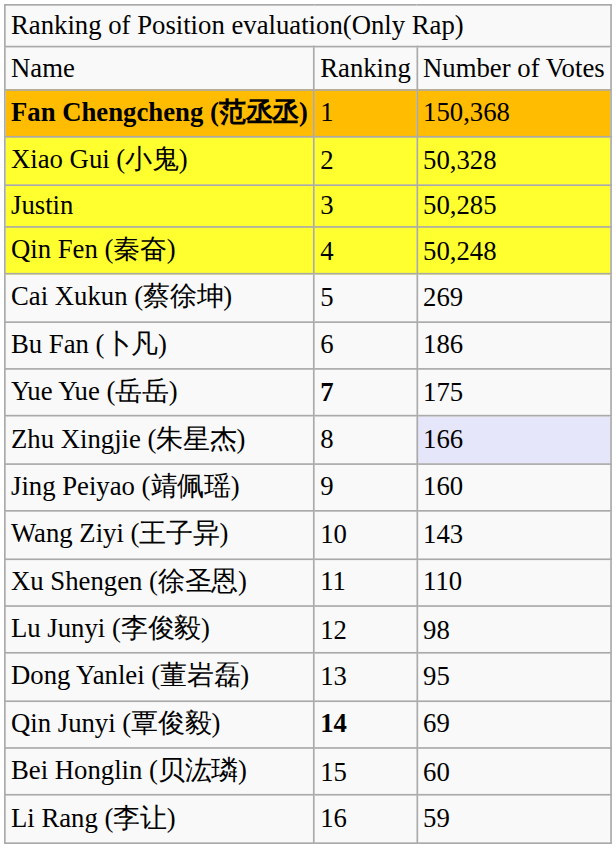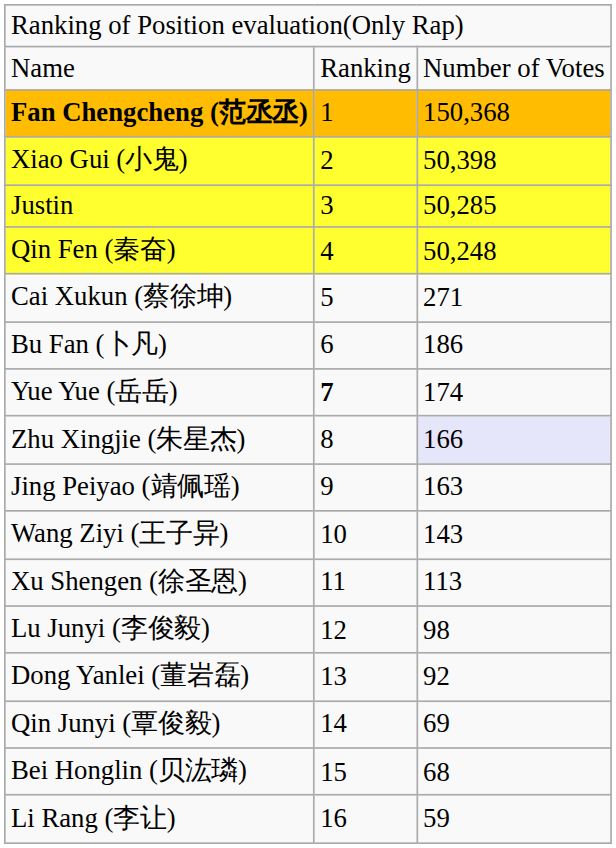(460, 160) 50,328 -> (460, 160) 50,398
(443, 297) 269 -> (443, 297) 271
(443, 392) 175 -> (443, 392) 174
(443, 487) 160 -> (443, 487) 163
(443, 581) 110 -> (443, 581) 113
(436, 676) 95 -> (436, 676) 92
(334, 723) bold -> (334, 723) normal
(436, 771) 60 -> (436, 771) 68
